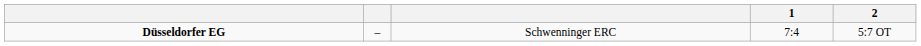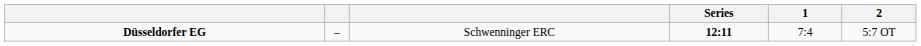+ column: (719, 13)
